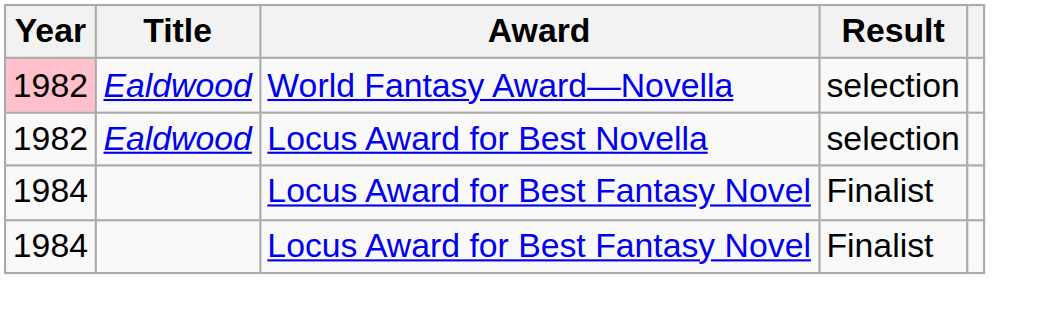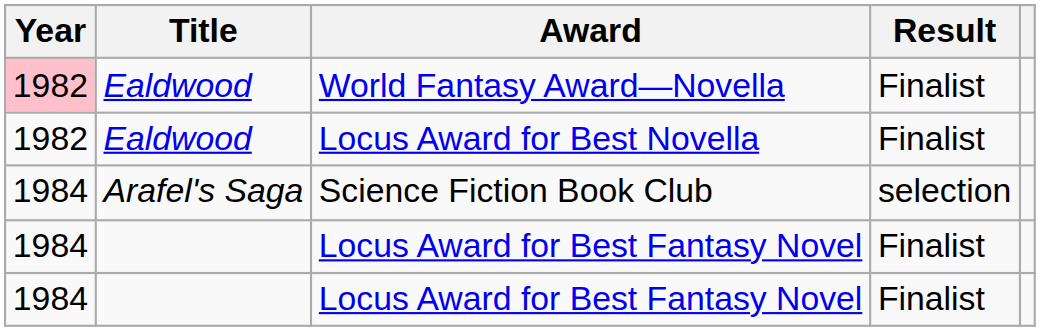(893, 84) selection -> (931, 84) Finalist
(893, 138) selection -> (931, 138) Finalist
+ row: (203, 191)
